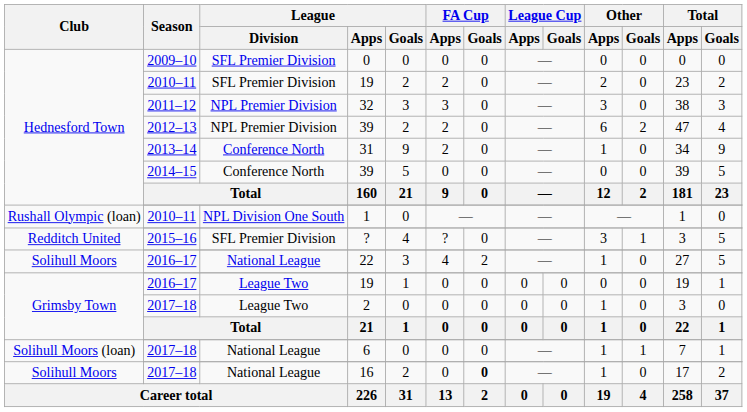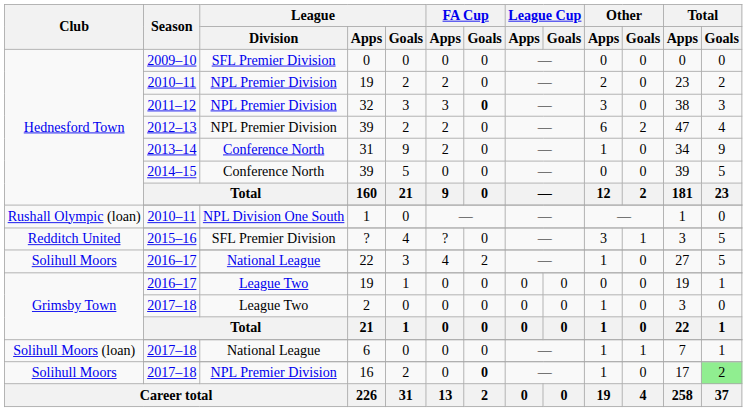(274, 82) SFL Premier Division -> (274, 82) NPL Premier Division
(485, 104) normal -> (485, 104) bold
(274, 372) National League -> (274, 372) NPL Premier Division
(722, 372) no background -> (722, 372) lightgreen background
